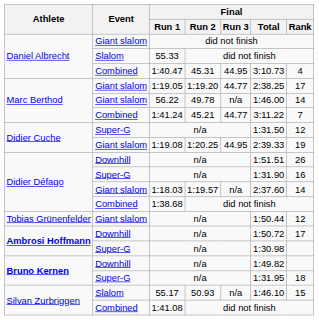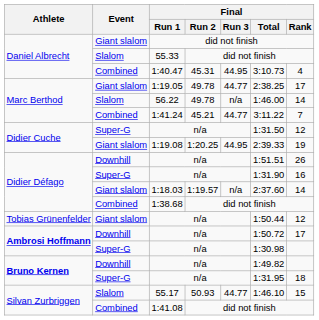(203, 86) 1:19.20 -> (203, 86) 49.78
(121, 101) Giant slalom -> (109, 101) Slalom
(236, 293) n/a -> (236, 293) 44.77
